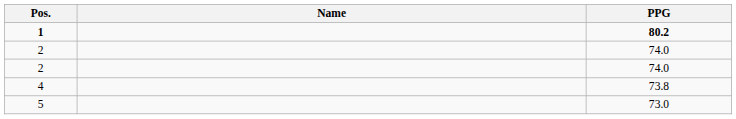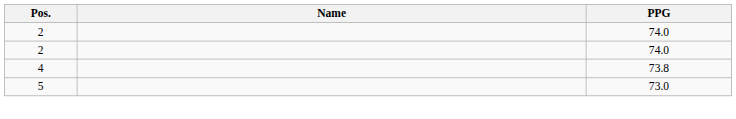- row: (41, 31)
